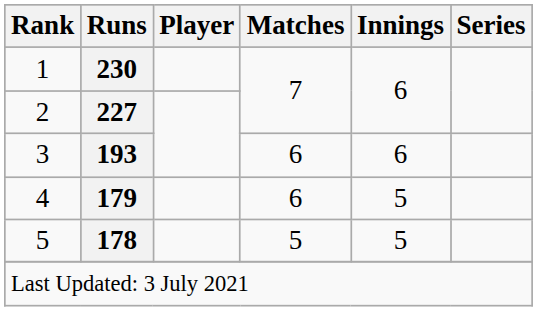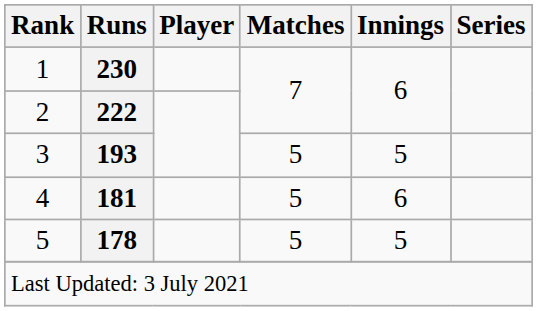(117, 111) 227 -> (117, 111) 222
(296, 154) 6 -> (296, 154) 5
(400, 154) 6 -> (400, 154) 5
(117, 197) 179 -> (117, 197) 181
(296, 197) 6 -> (296, 197) 5
(400, 197) 5 -> (400, 197) 6
